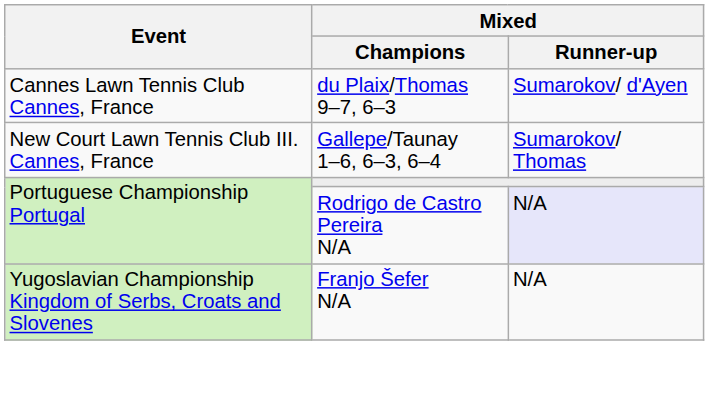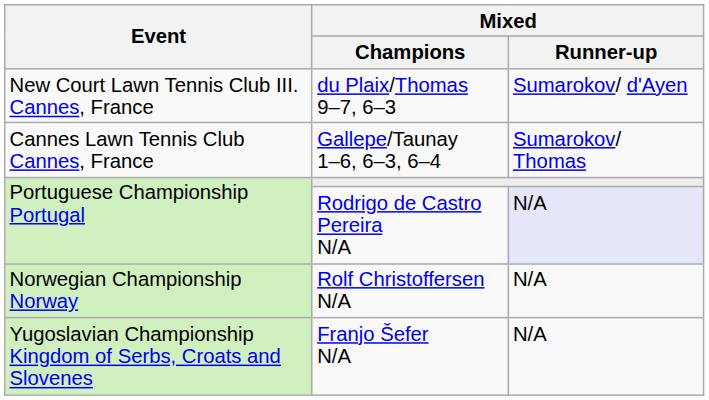(127, 95) Cannes Lawn Tennis Club Cannes, France -> (154, 95) New Court Lawn Tennis Club III. Cannes, France
(154, 150) New Court Lawn Tennis Club III. Cannes, France -> (127, 150) Cannes Lawn Tennis Club Cannes, France
+ row: (401, 290)
